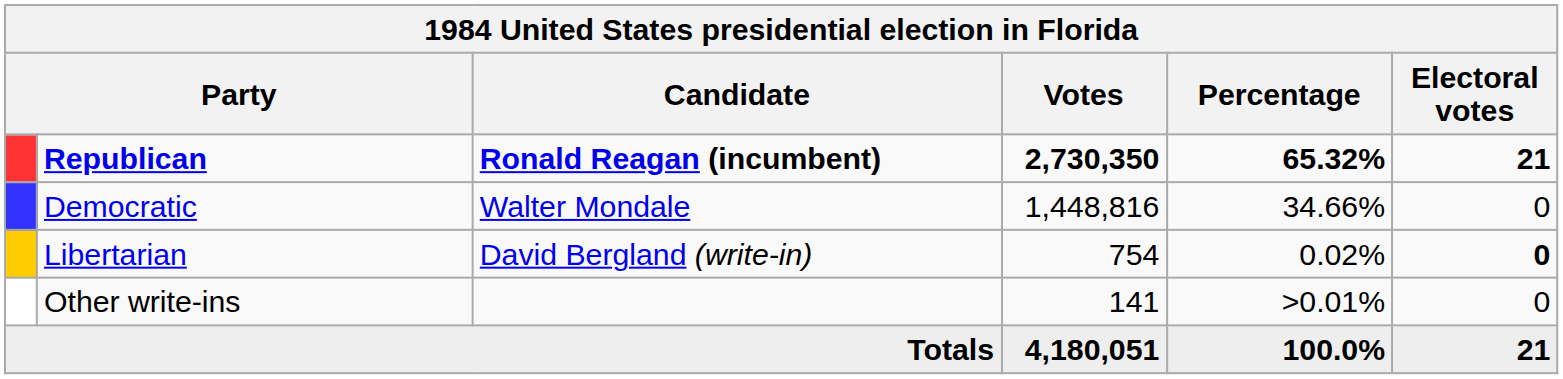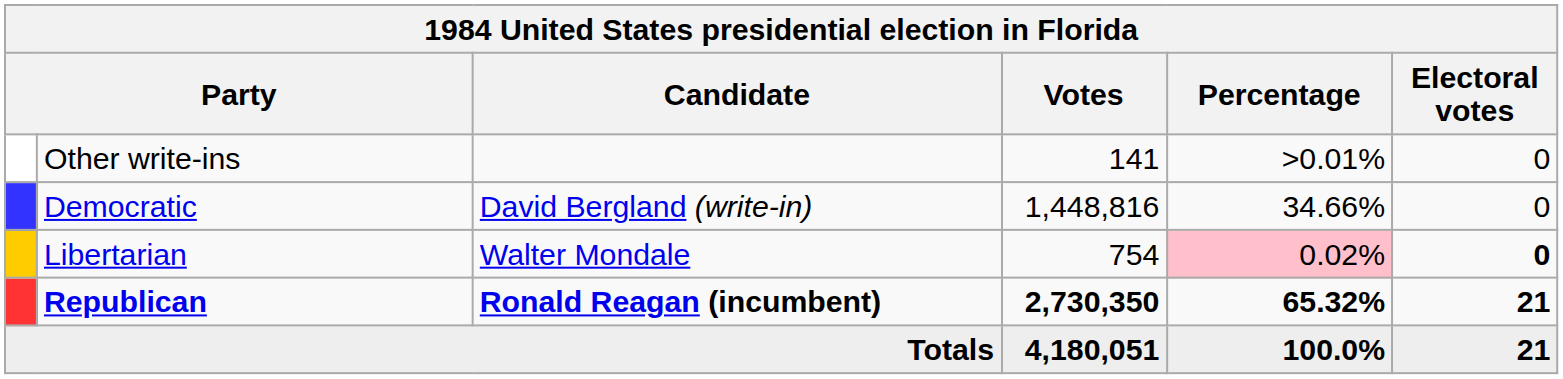rows swapped: (125, 159) <-> (142, 302)
(585, 207) Walter Mondale -> (646, 207) David Bergland (write-in)
(646, 254) David Bergland (write-in) -> (585, 254) Walter Mondale
(1342, 254) no background -> (1342, 254) pink background
